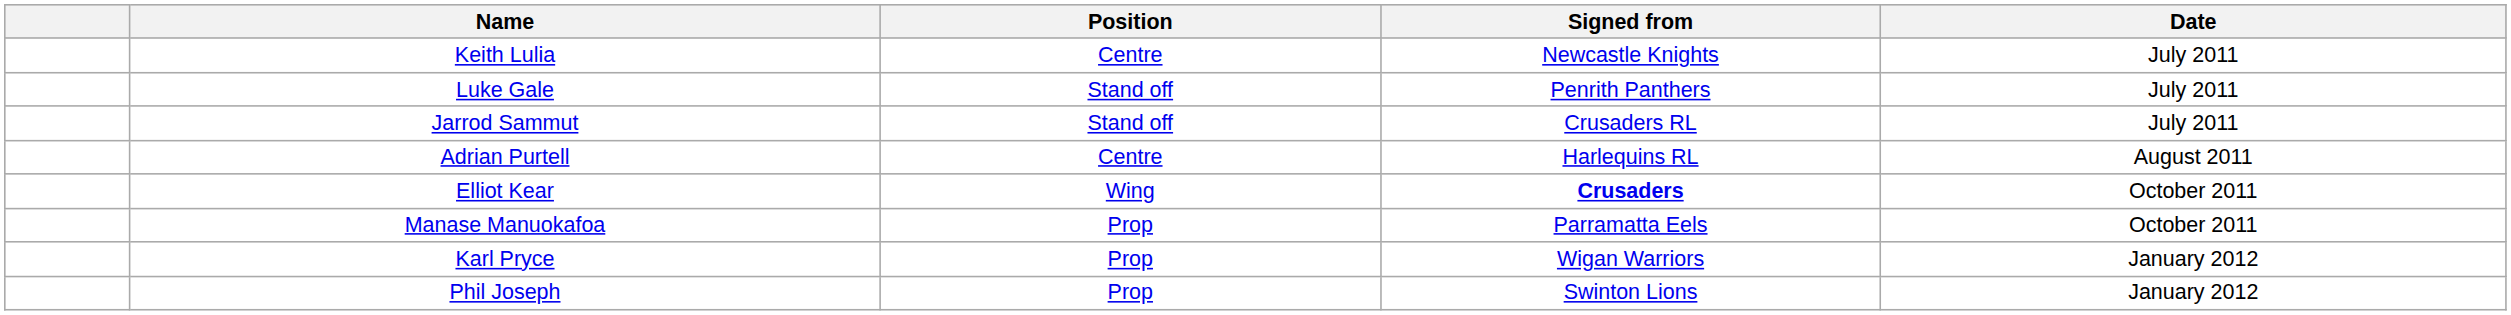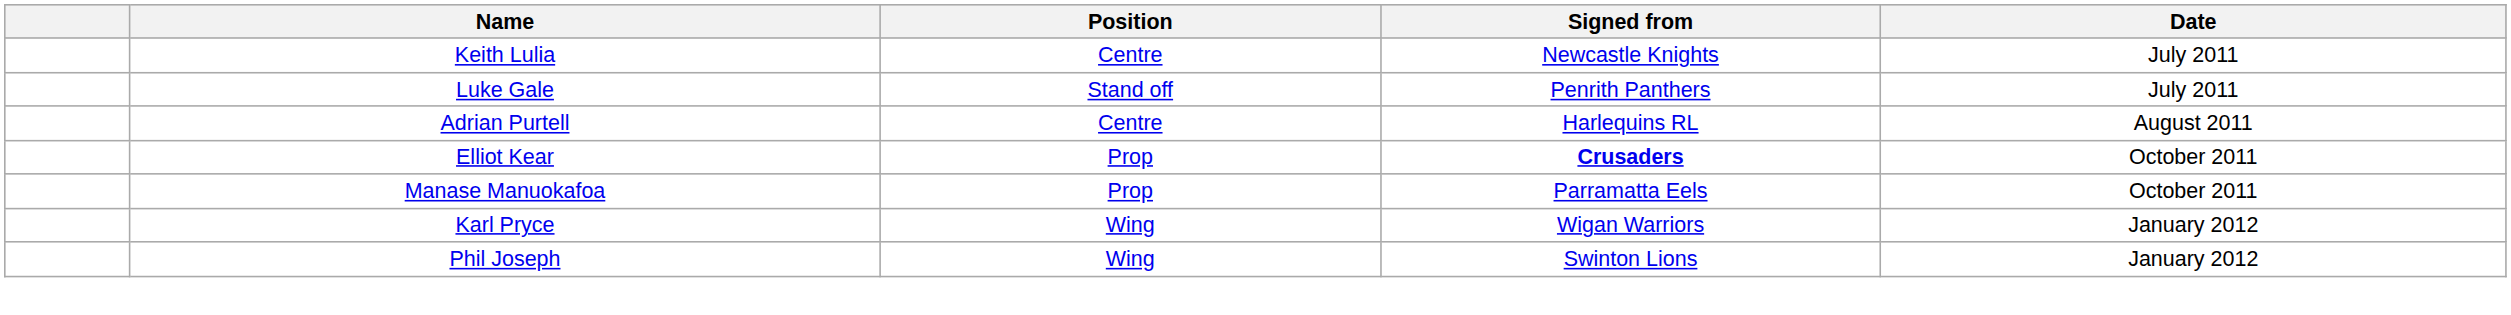- row: (505, 123)
(1130, 191) Wing -> (1130, 157) Prop
(1130, 258) Prop -> (1130, 225) Wing
(1130, 292) Prop -> (1130, 258) Wing
